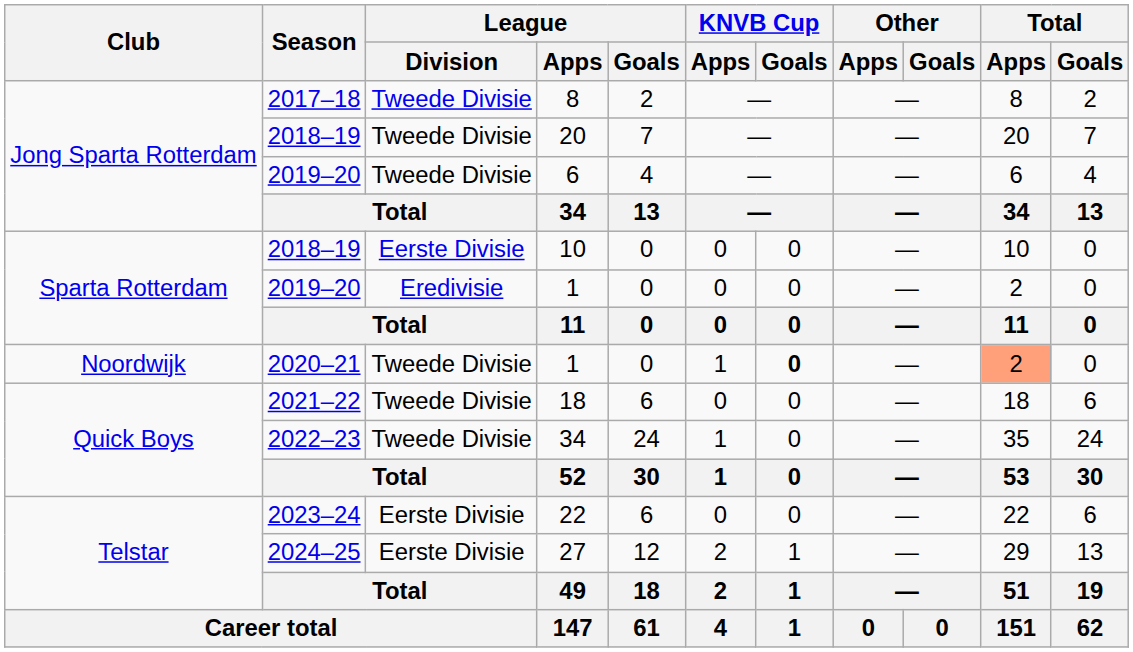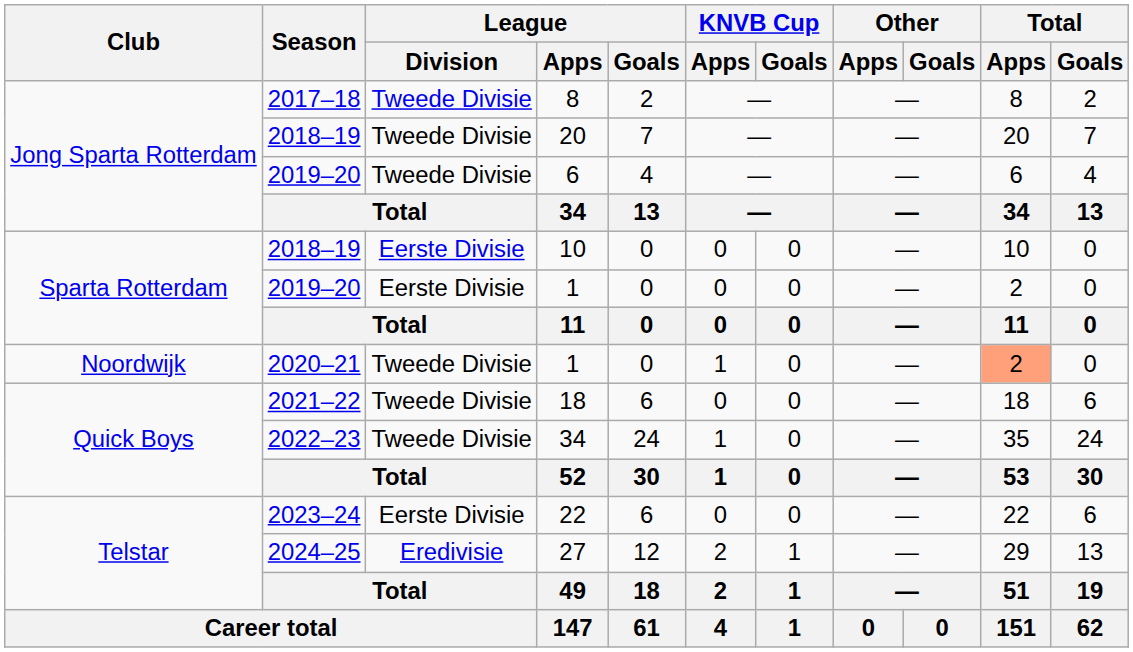(452, 288) Eredivisie -> (452, 288) Eerste Divisie
(794, 363) bold -> (794, 363) normal
(452, 552) Eerste Divisie -> (452, 552) Eredivisie
